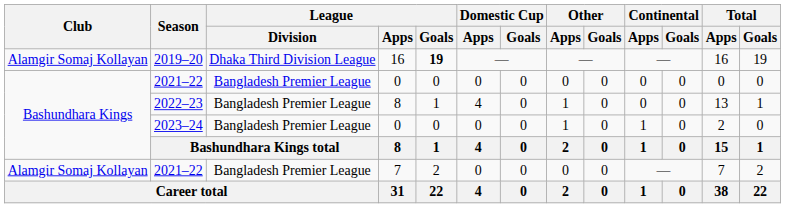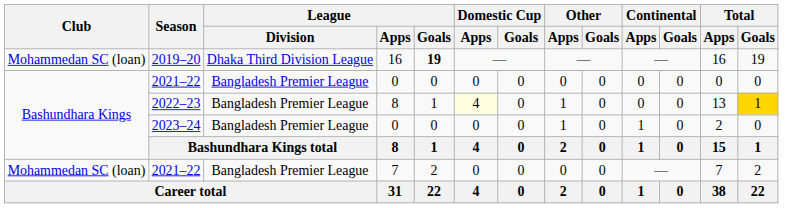(78, 59) Alamgir Somaj Kollayan -> (76, 59) Mohammedan SC (loan)
(478, 103) no background -> (476, 103) lightyellow background
(760, 103) no background -> (758, 103) gold background
(78, 170) Alamgir Somaj Kollayan -> (76, 170) Mohammedan SC (loan)
